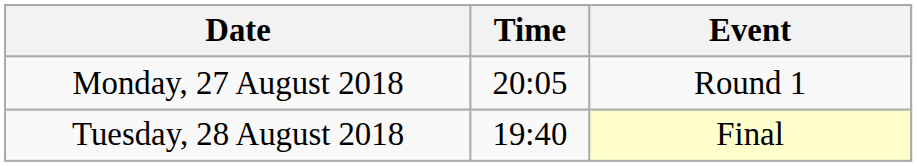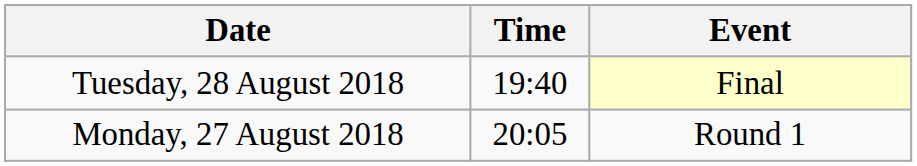rows swapped: (238, 82) <-> (238, 134)
